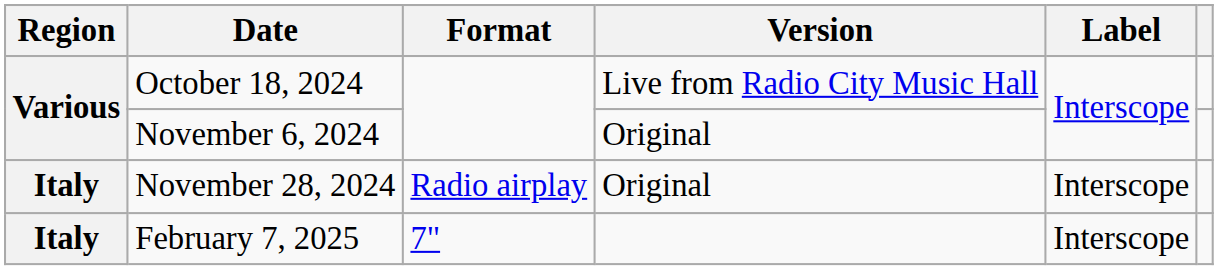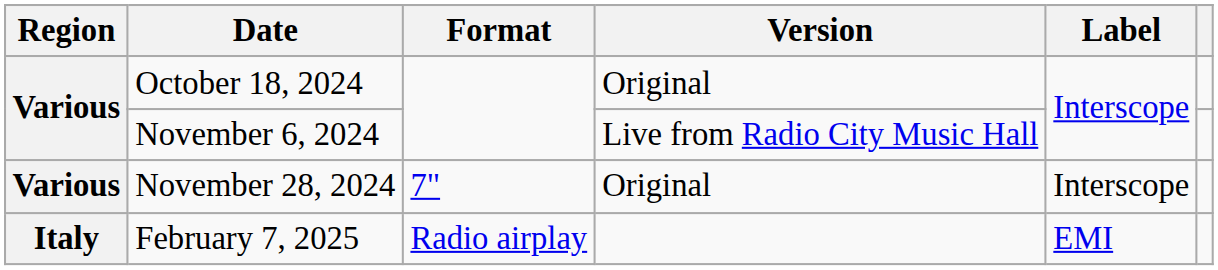(820, 82) Live from Radio City Music Hall -> (657, 82) Original
(657, 133) Original -> (820, 133) Live from Radio City Music Hall
(66, 185) Italy -> (66, 185) Various
(499, 185) Radio airplay -> (425, 185) 7"
(425, 237) 7" -> (499, 237) Radio airplay
(1121, 237) Interscope -> (1083, 237) EMI
